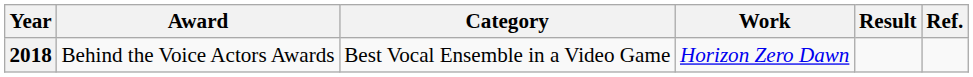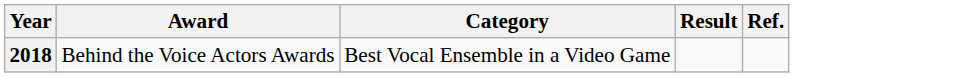- column: (765, 21)
